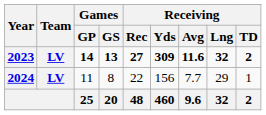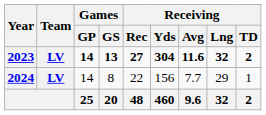(165, 57) 309 -> (165, 57) 304
(87, 78) 11 -> (87, 78) 14
